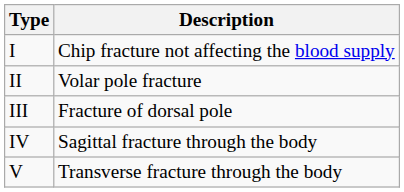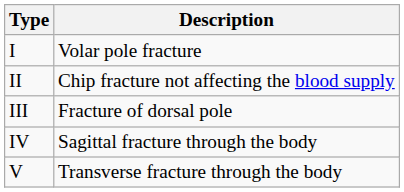(226, 50) Chip fracture not affecting the blood supply -> (130, 50) Volar pole fracture
(130, 80) Volar pole fracture -> (226, 80) Chip fracture not affecting the blood supply
